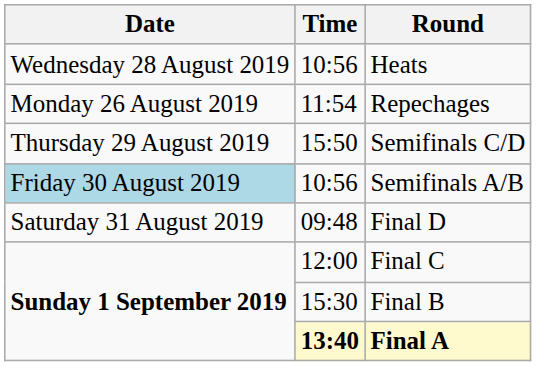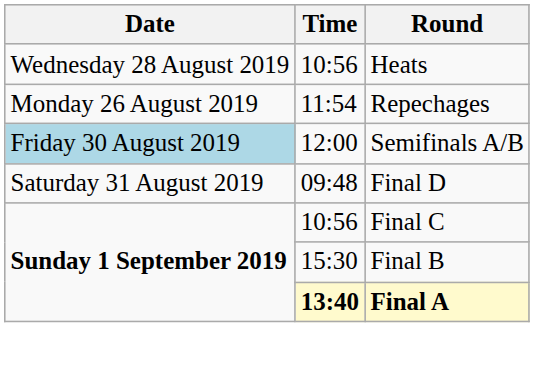- row: (448, 143)
(329, 182) 10:56 -> (329, 143) 12:00
(329, 261) 12:00 -> (329, 222) 10:56
